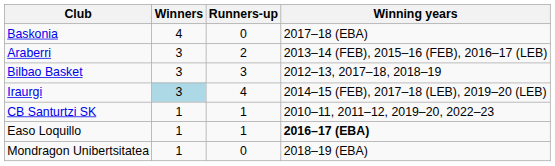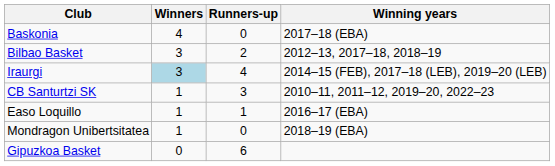- row: (29, 53)
(243, 72) 3 -> (243, 53) 2
(243, 111) 1 -> (243, 92) 3
(326, 131) bold -> (326, 111) normal
+ row: (54, 151)
